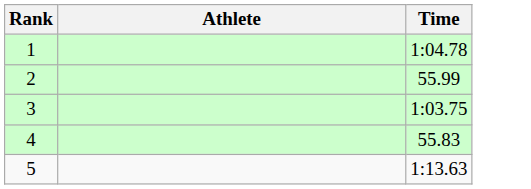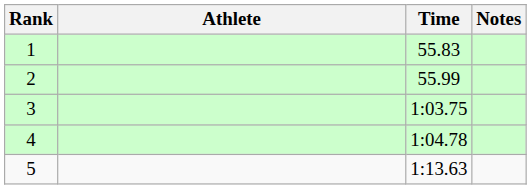+ column: (499, 19)
(439, 49) 1:04.78 -> (439, 49) 55.83
(439, 139) 55.83 -> (439, 139) 1:04.78
